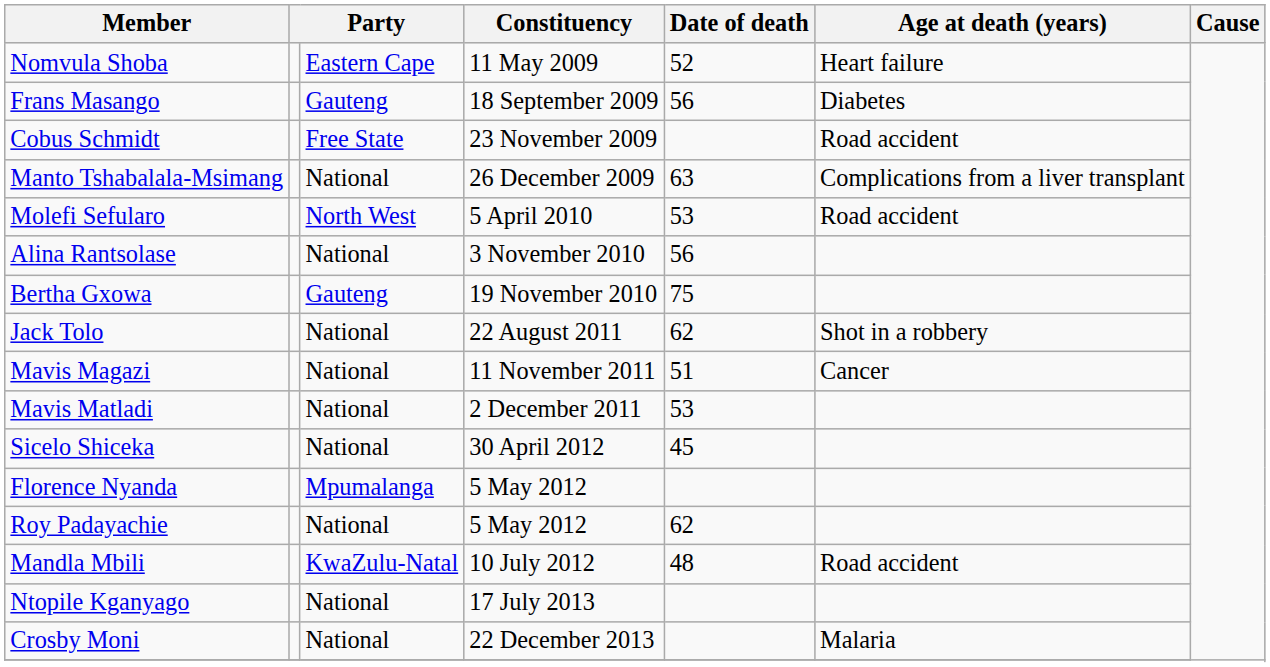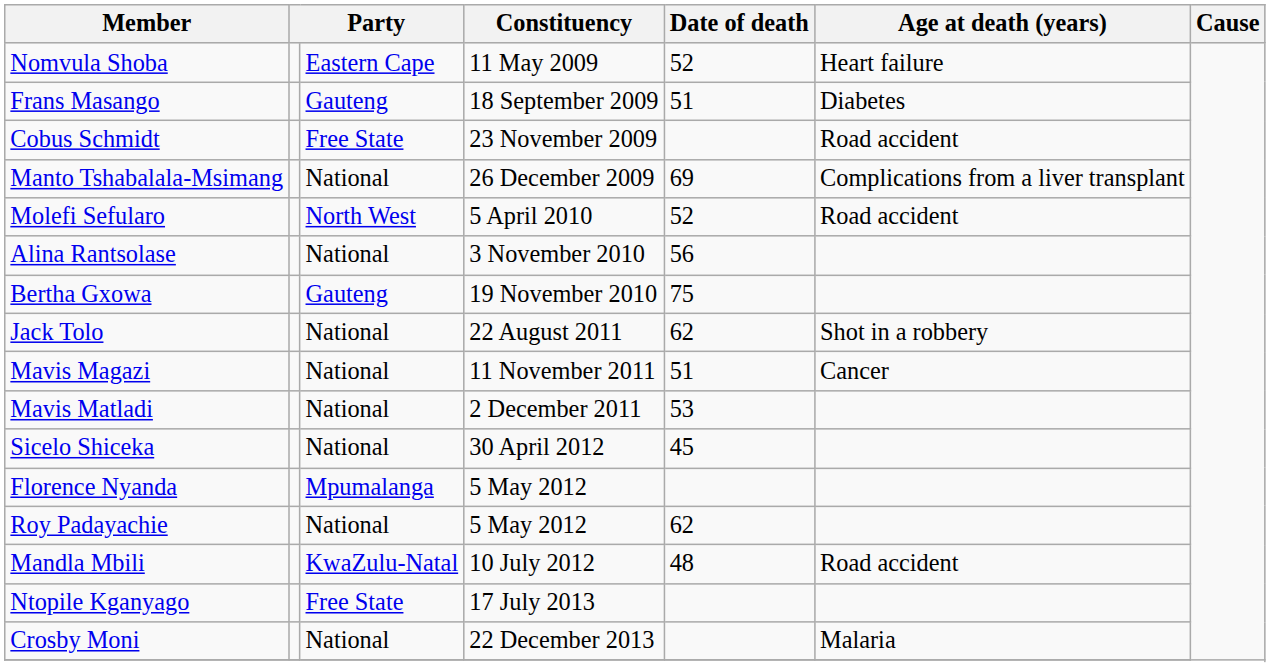(682, 100) 56 -> (682, 100) 51
(682, 178) 63 -> (682, 178) 69
(682, 216) 53 -> (682, 216) 52
(347, 602) National -> (354, 602) Free State
